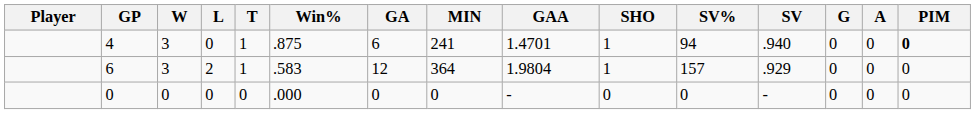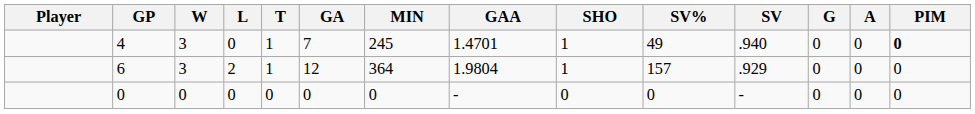- column: (318, 17)
(376, 43) 6 -> (307, 43) 7
(443, 43) 241 -> (381, 43) 245
(688, 43) 94 -> (655, 43) 49
